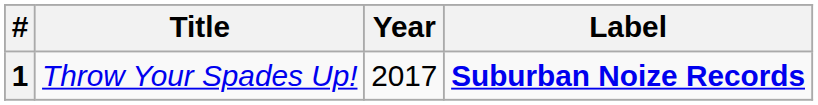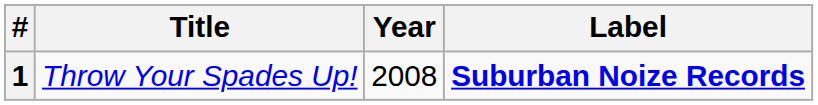(404, 75) 2017 -> (404, 75) 2008
